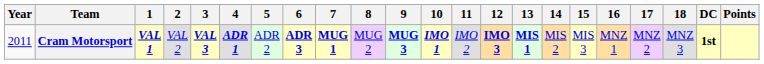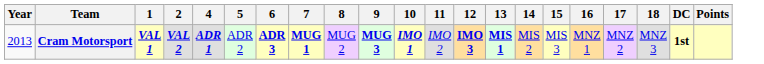- column: (205, 14)
(20, 41) 2011 -> (20, 41) 2013
(177, 41) normal -> (179, 41) bold
